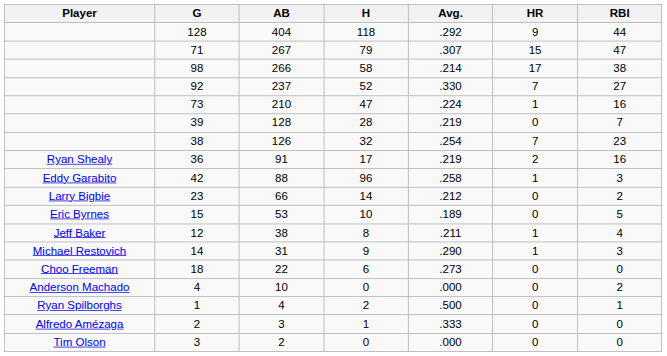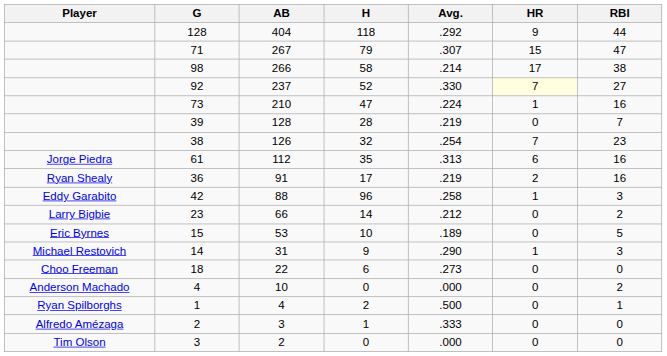(535, 86) no background -> (535, 86) lightyellow background
+ row: (197, 159)
- row: (197, 232)
